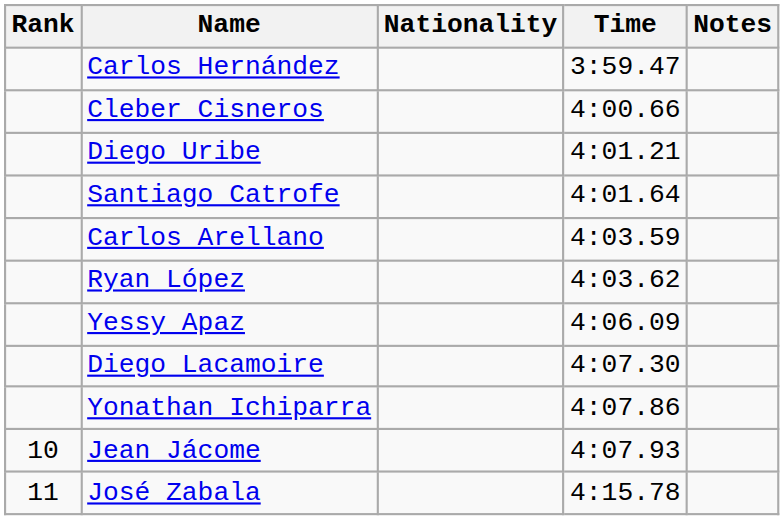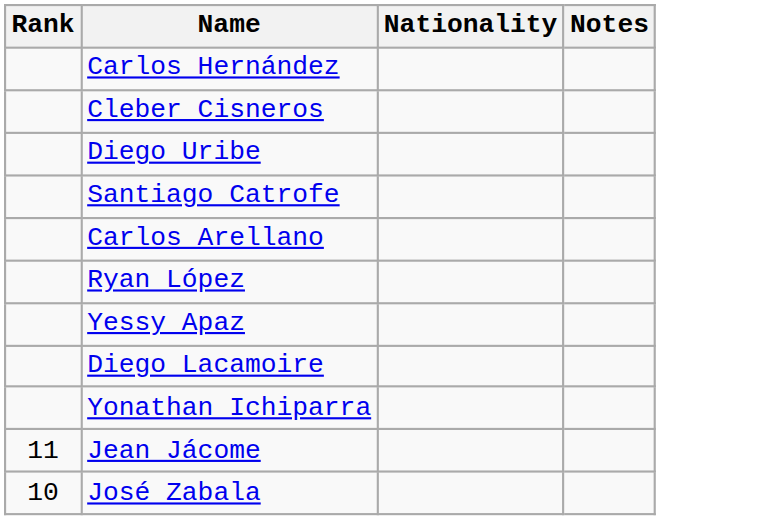- column: (625, 27)
(43, 451) 10 -> (43, 451) 11
(43, 494) 11 -> (43, 494) 10
